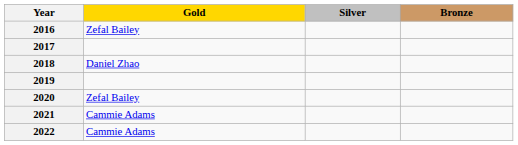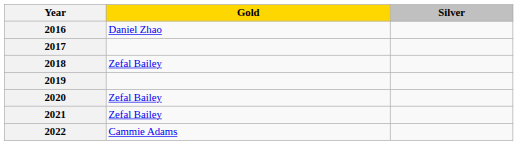- column: (457, 13)
(113, 30) Zefal Bailey -> (135, 30) Daniel Zhao
(113, 64) Daniel Zhao -> (135, 64) Zefal Bailey
(120, 115) Cammie Adams -> (135, 115) Zefal Bailey
